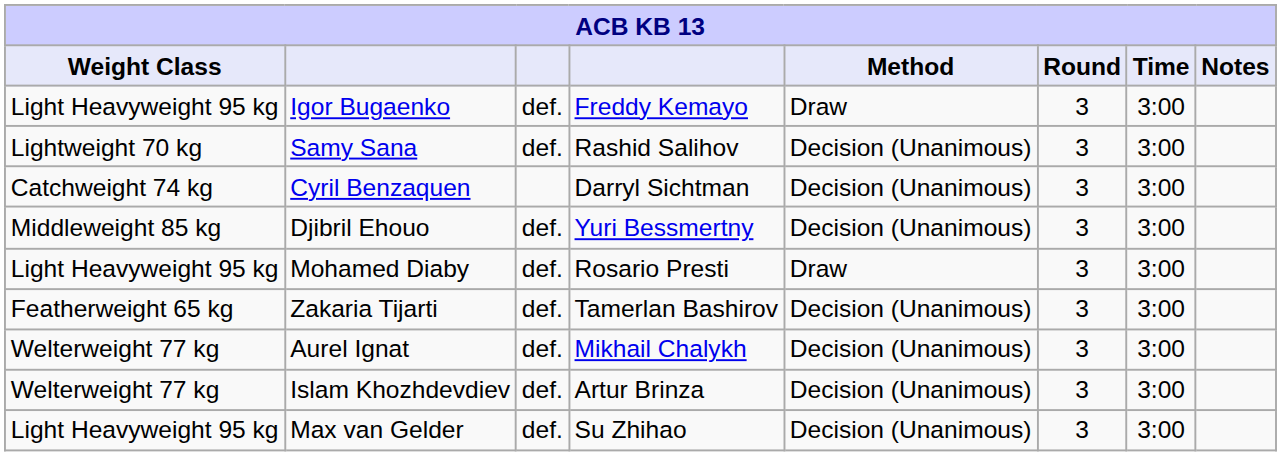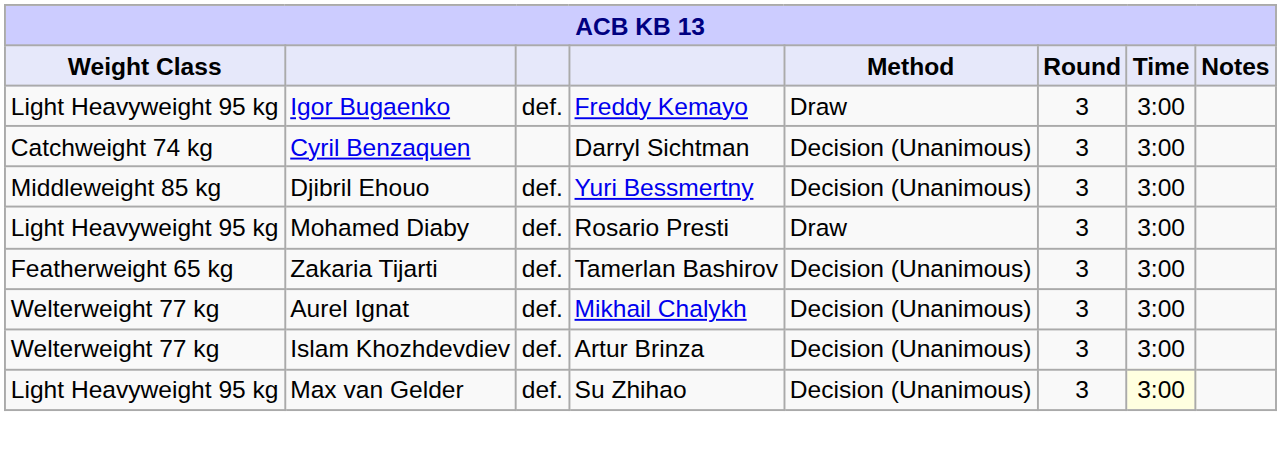- row: (354, 147)
(1161, 430) no background -> (1161, 390) lightyellow background
